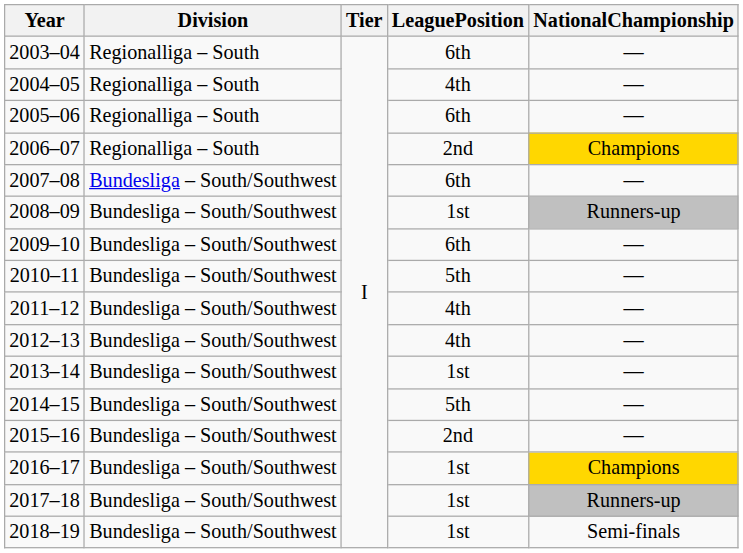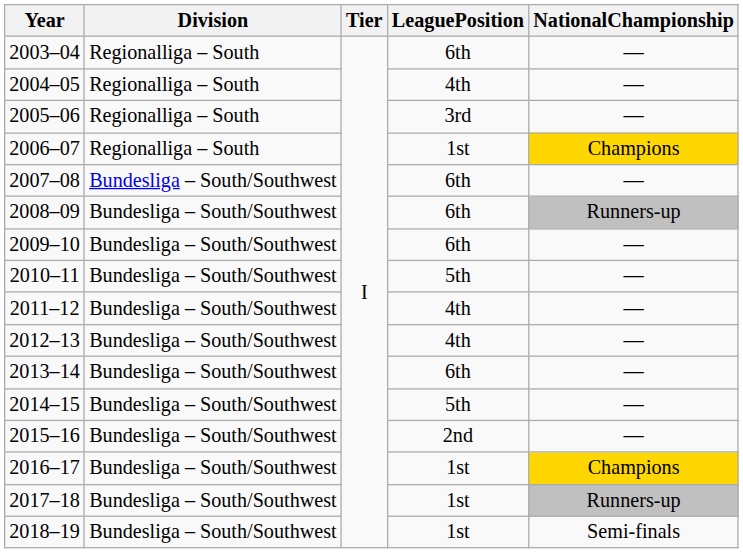(458, 116) 6th -> (458, 116) 3rd
(458, 148) 2nd -> (458, 148) 1st
(458, 212) 1st -> (458, 212) 6th
(458, 372) 1st -> (458, 372) 6th
